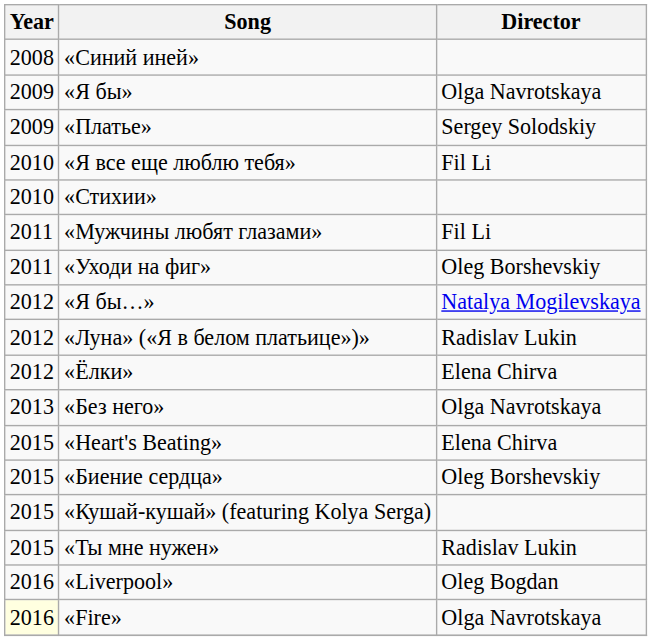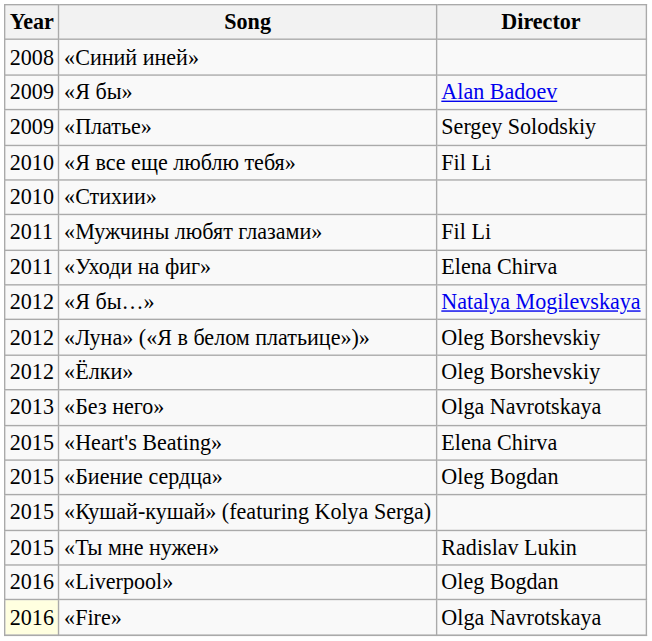(521, 92) Olga Navrotskaya -> (499, 92) Alan Badoev
(521, 267) Oleg Borshevskiy -> (499, 267) Elena Chirva
(509, 337) Radislav Lukin -> (521, 337) Oleg Borshevskiy
(499, 372) Elena Chirva -> (521, 372) Oleg Borshevskiy
(521, 477) Oleg Borshevskiy -> (500, 477) Oleg Bogdan
